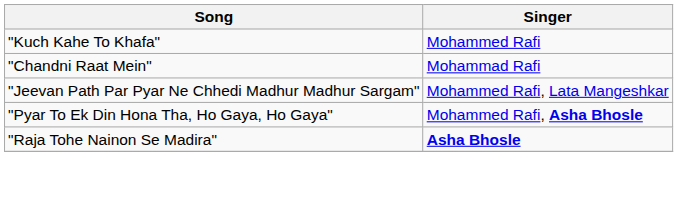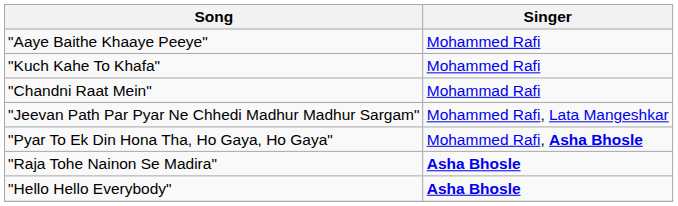+ row: (108, 42)
+ row: (90, 189)
